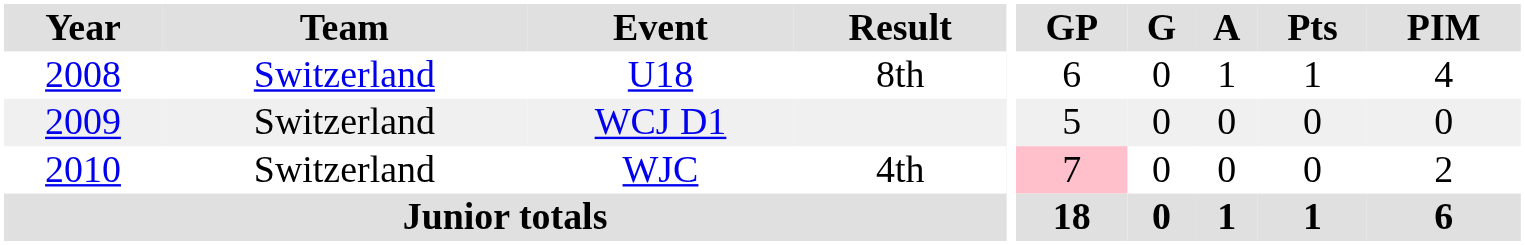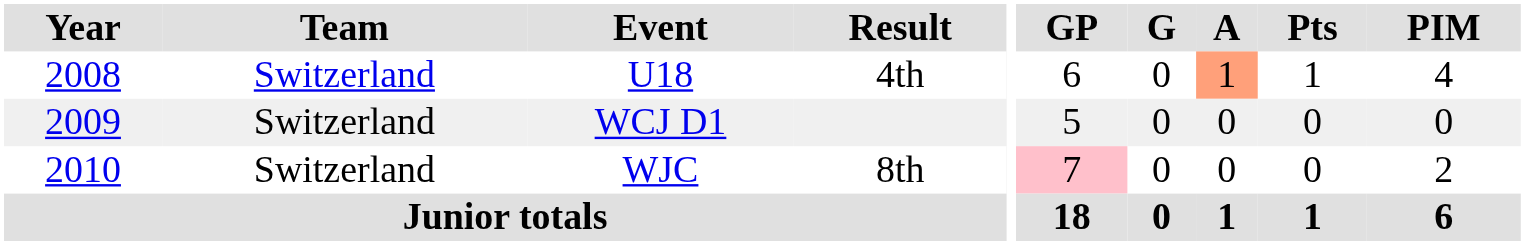(900, 74) 8th -> (900, 74) 4th
(1227, 74) no background -> (1227, 74) lightsalmon background
(900, 169) 4th -> (900, 169) 8th
